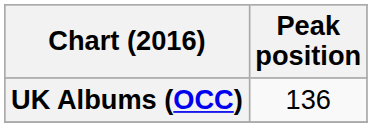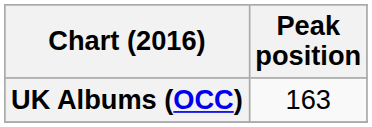(308, 99) 136 -> (308, 99) 163
